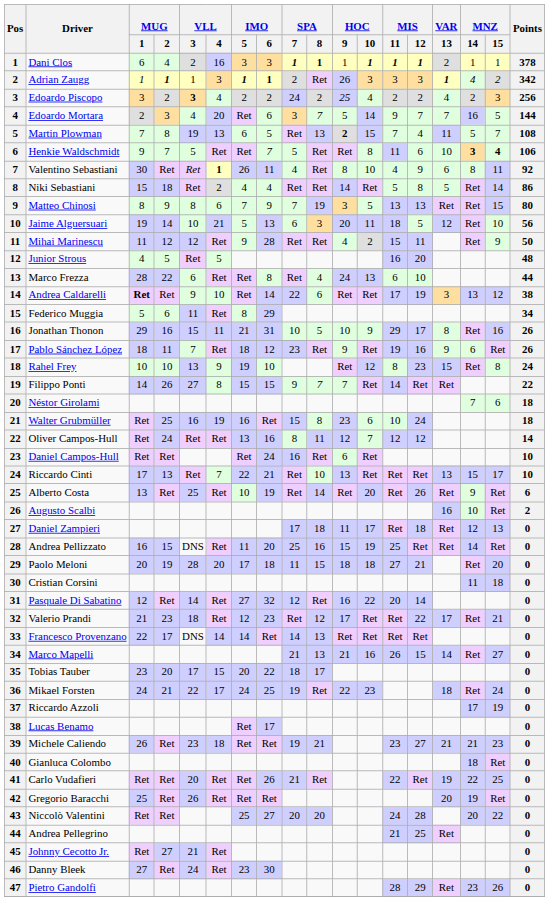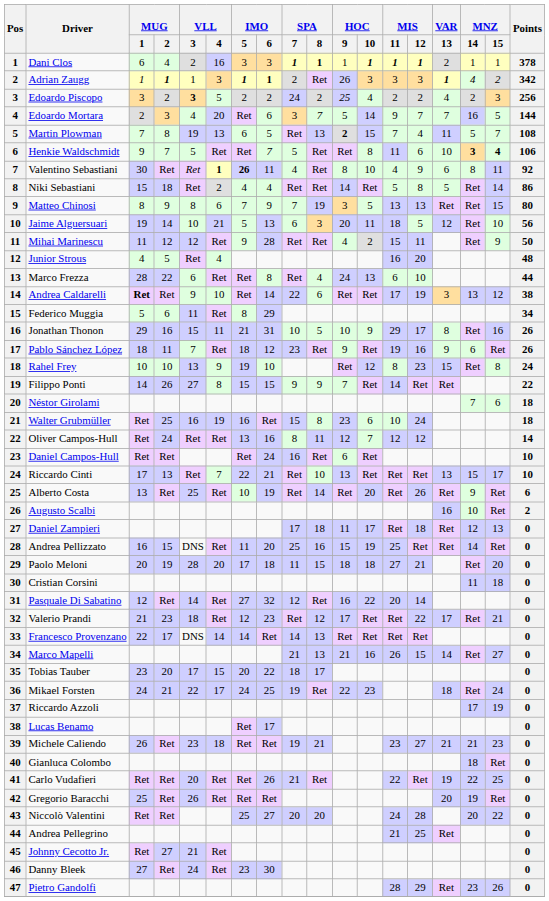(219, 97) 4 -> (219, 97) 5
(244, 169) normal -> (244, 169) bold
(219, 259) 5 -> (219, 259) 4
(320, 384) 7 -> (320, 384) 9
